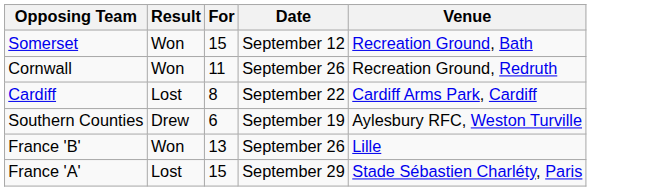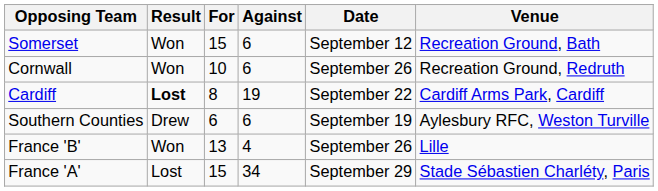+ column: (272, 17)
(217, 69) 11 -> (217, 69) 10
(166, 95) normal -> (168, 95) bold
